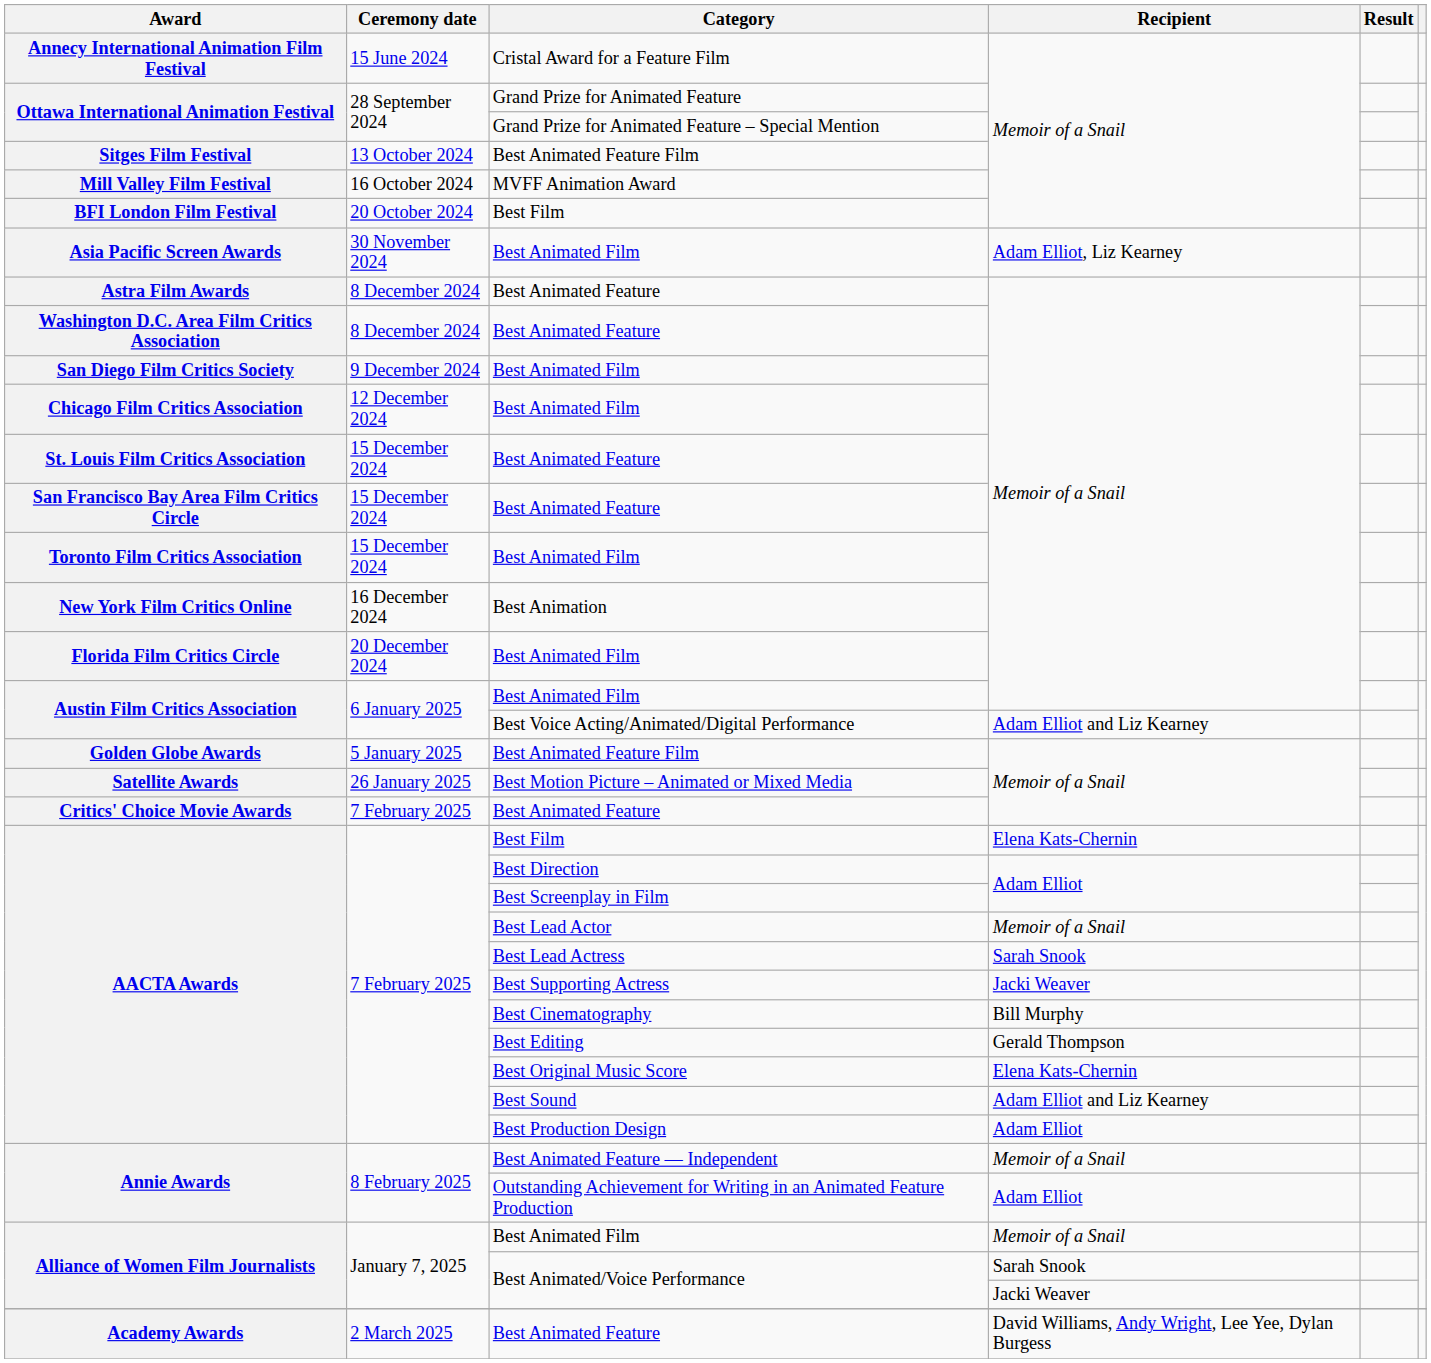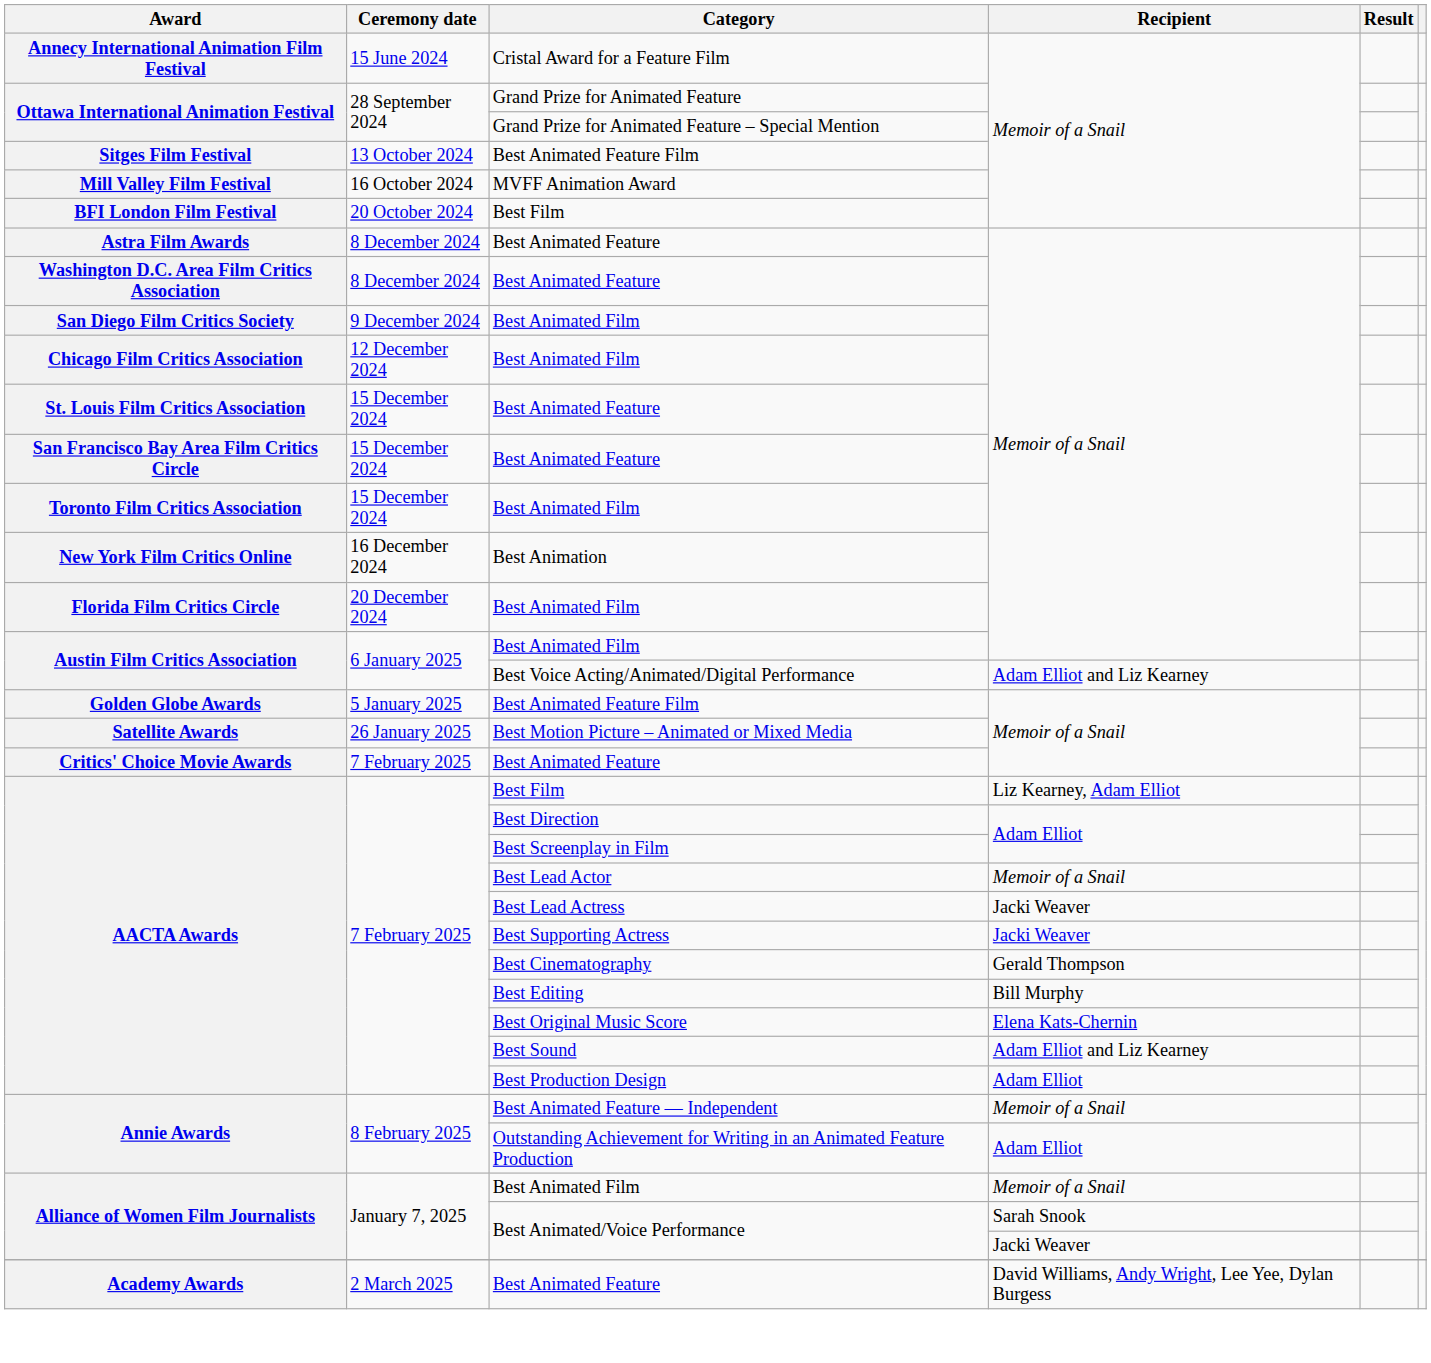- row: (175, 252)
(1065, 840) Elena Kats-Chernin -> (1086, 790) Liz Kearney, Adam Elliot
(1039, 955) Sarah Snook -> (1041, 906) Jacki Weaver
(1038, 1013) Bill Murphy -> (1059, 964) Gerald Thompson
(1059, 1042) Gerald Thompson -> (1038, 993) Bill Murphy
